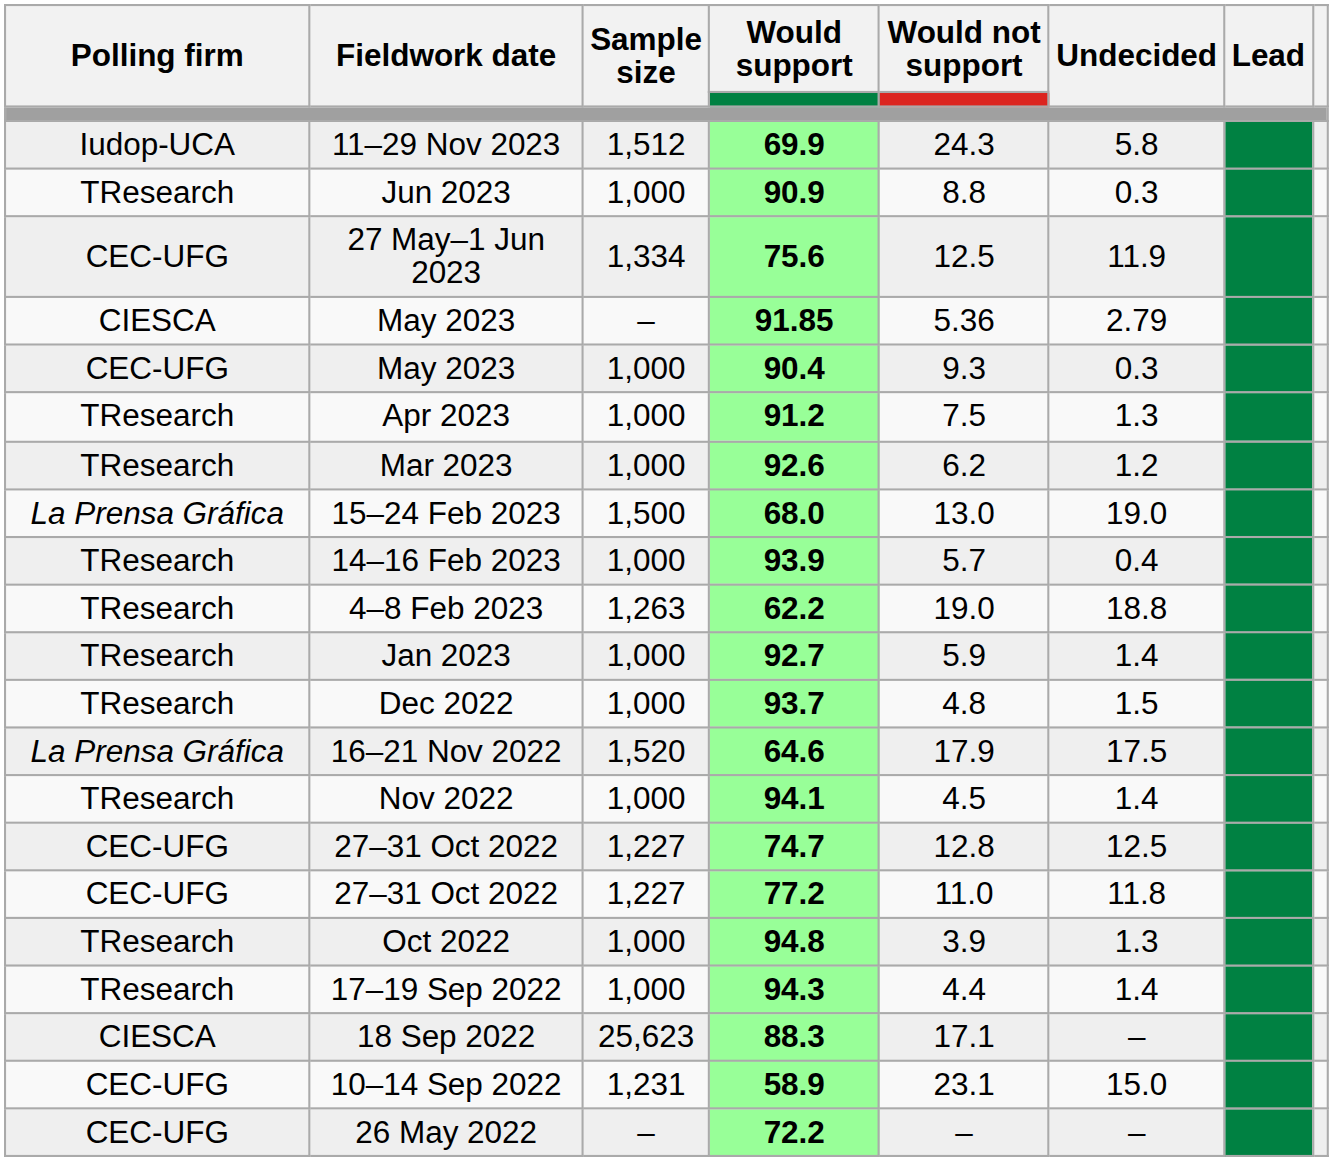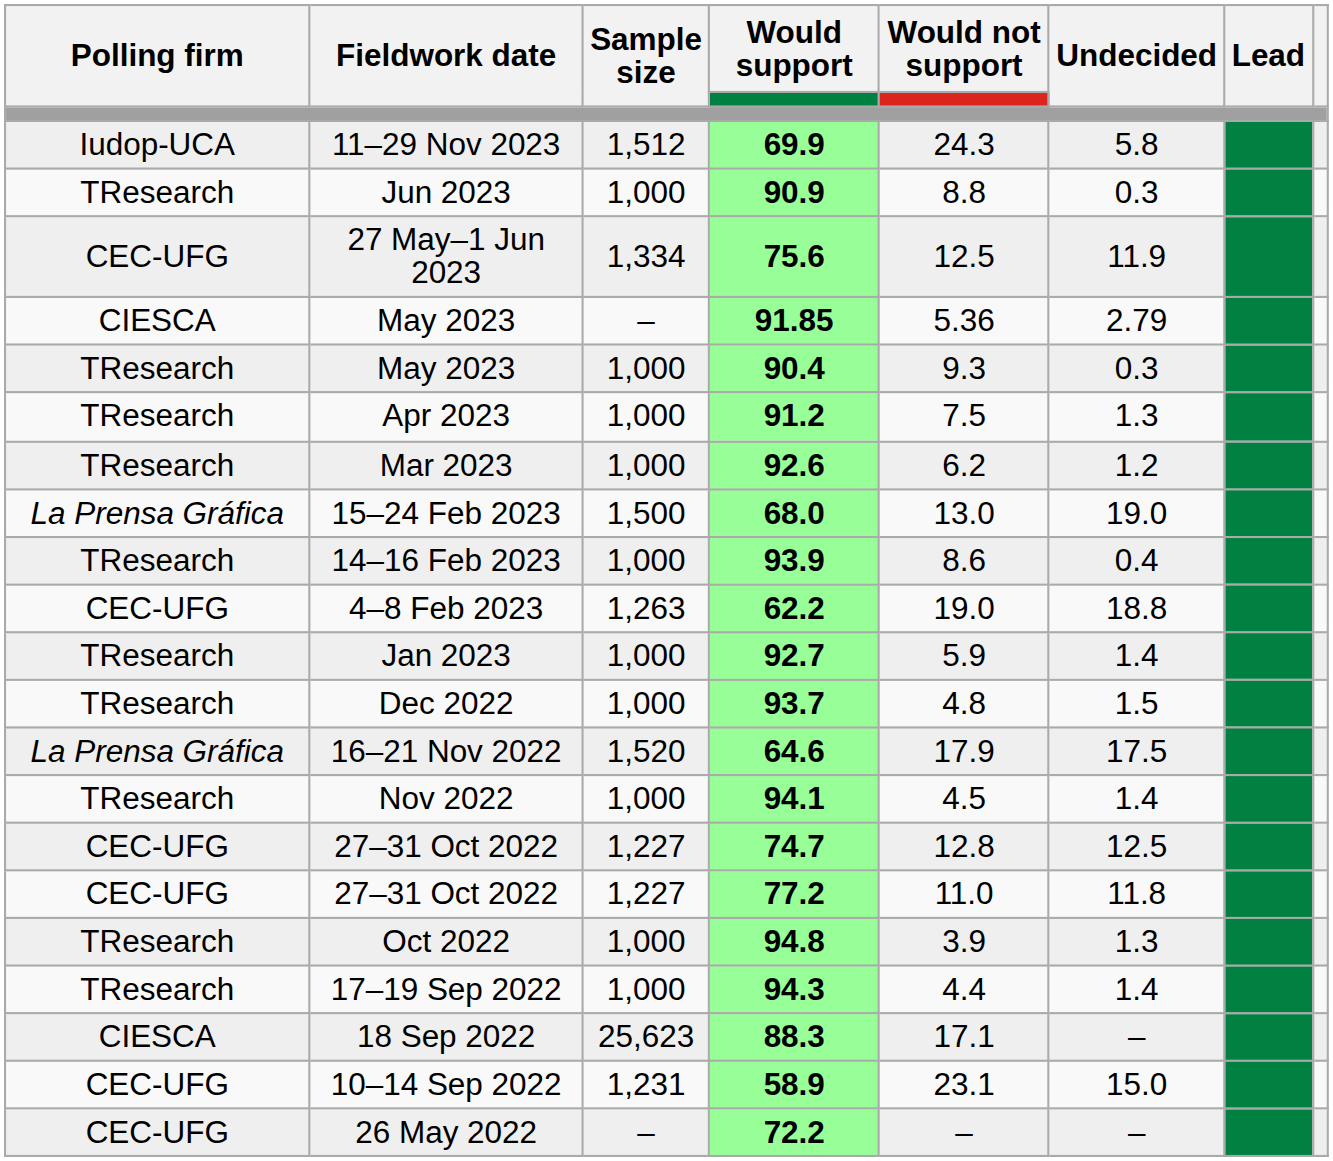(157, 368) CEC-UFG -> (157, 368) TResearch
(964, 559) 5.7 -> (964, 559) 8.6
(157, 607) TResearch -> (157, 607) CEC-UFG
